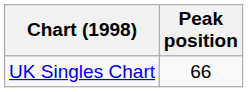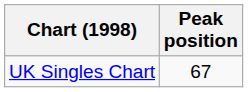(201, 71) 66 -> (201, 71) 67
